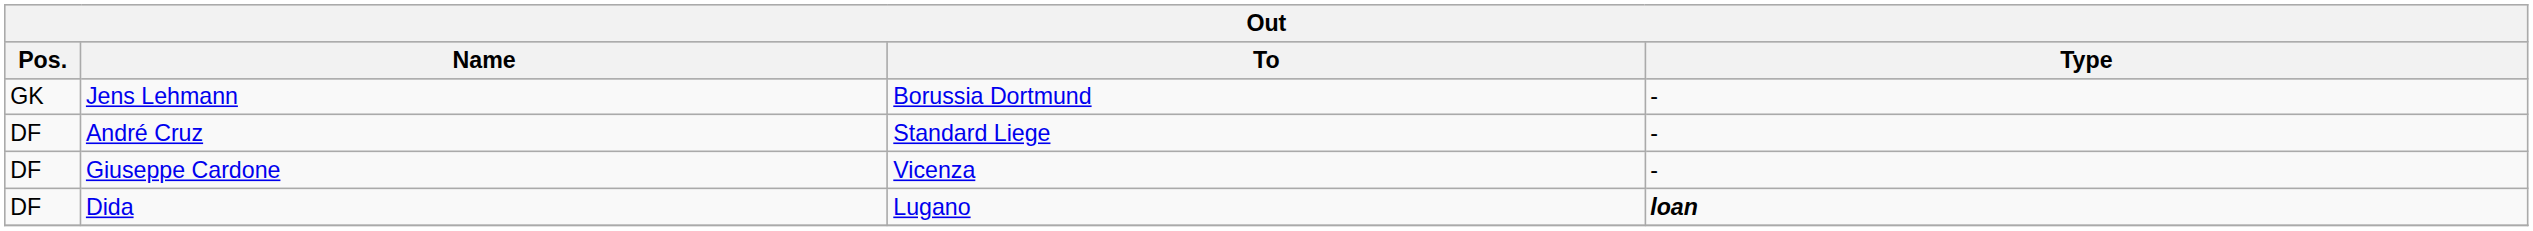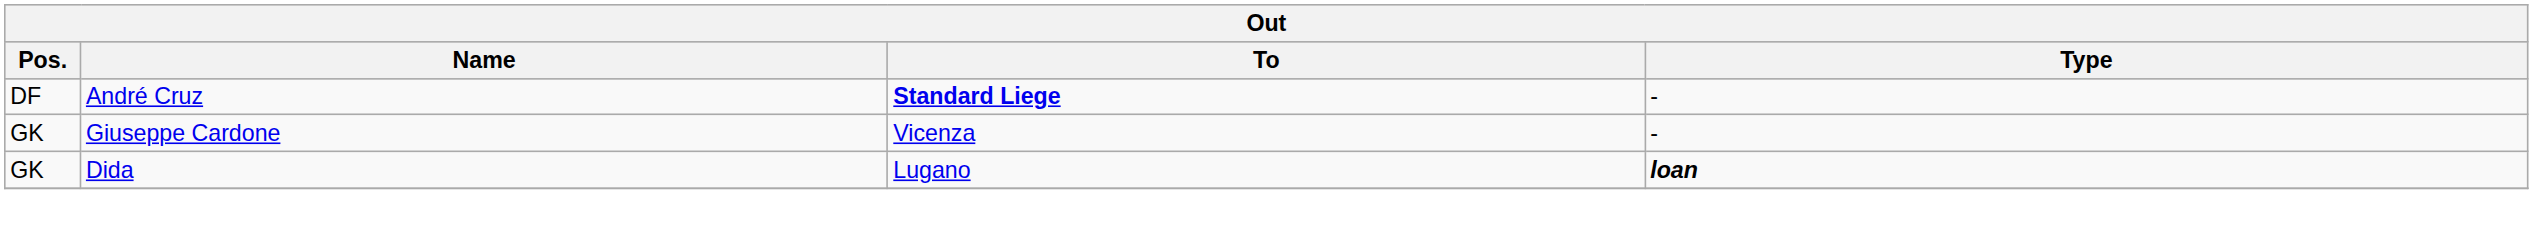- row: (162, 97)
(972, 133) normal -> (977, 97) bold
(26, 170) DF -> (27, 133) GK
(26, 207) DF -> (27, 170) GK
